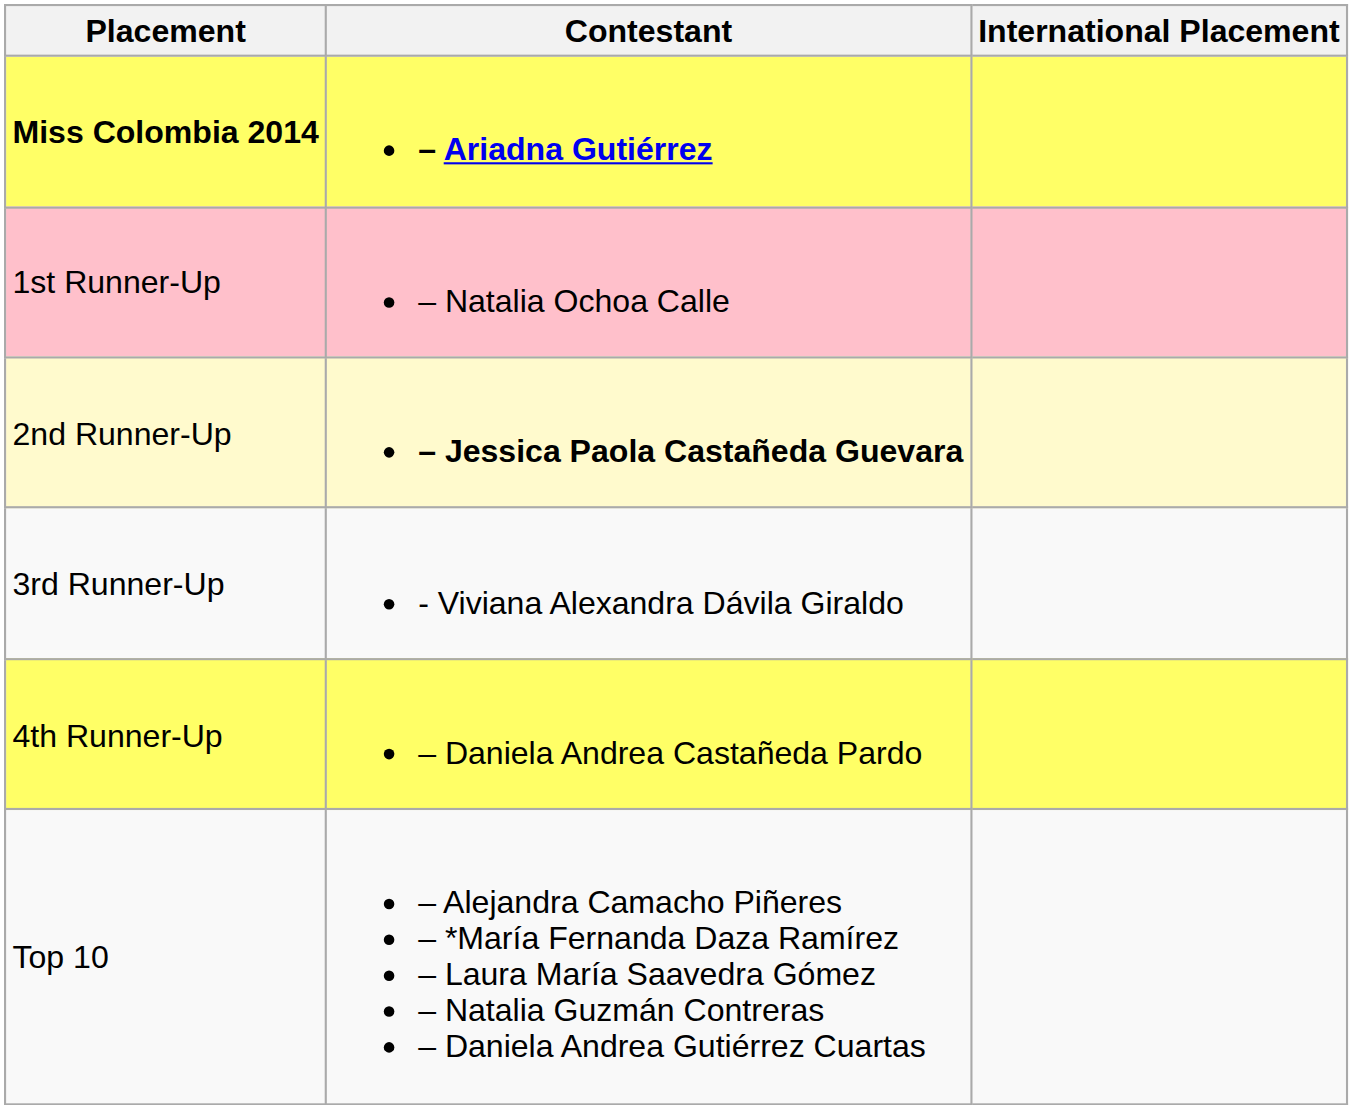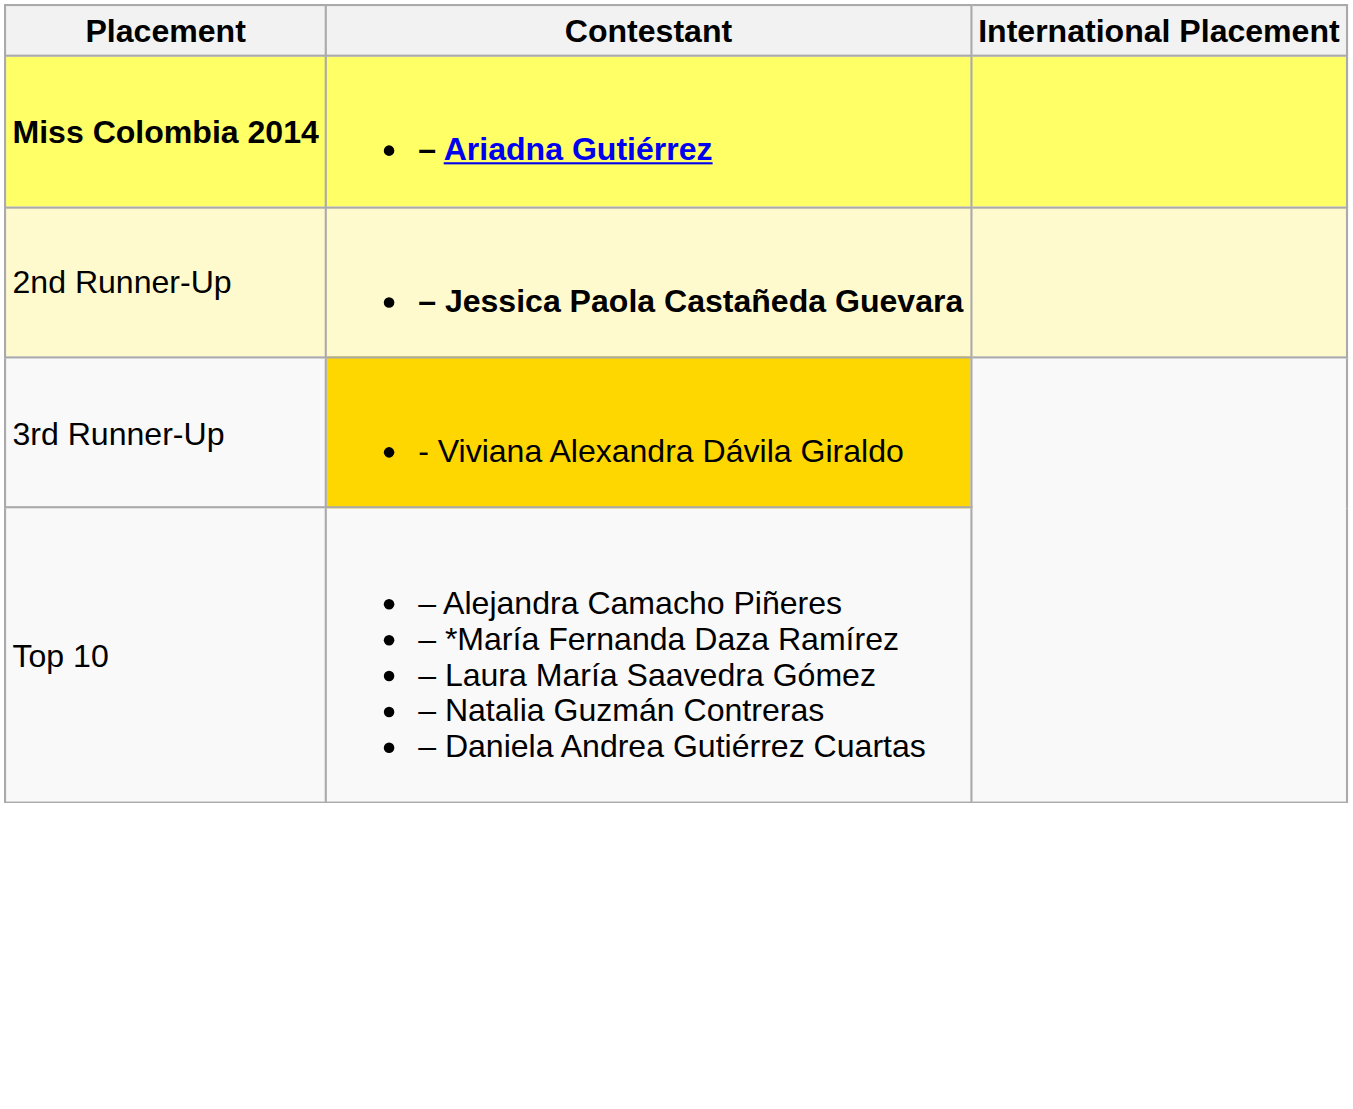- row: (117, 282)
(649, 602) no background -> (649, 451) gold background
- row: (118, 734)
